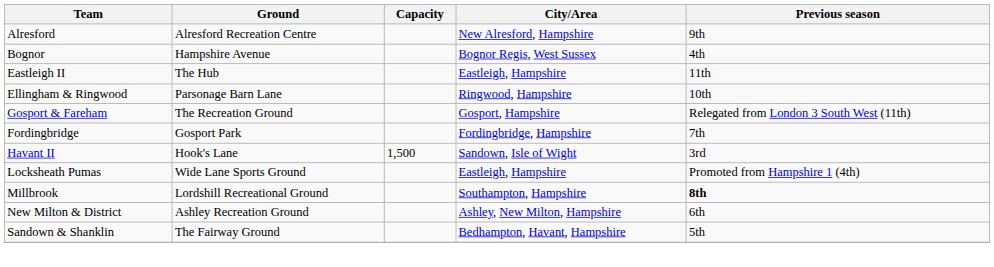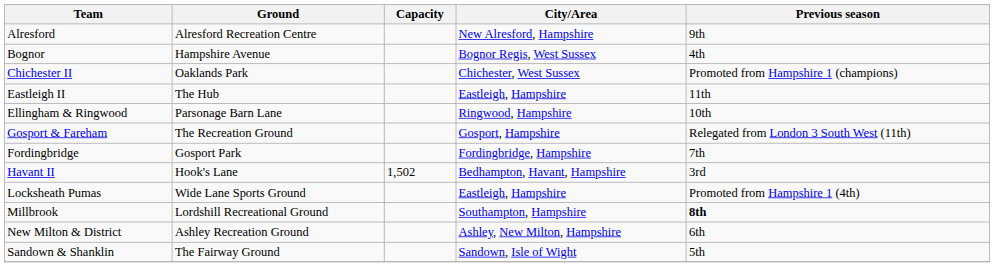+ row: (40, 73)
(401, 152) 1,500 -> (401, 172) 1,502
(517, 152) Sandown, Isle of Wight -> (542, 172) Bedhampton, Havant, Hampshire
(542, 232) Bedhampton, Havant, Hampshire -> (517, 251) Sandown, Isle of Wight
